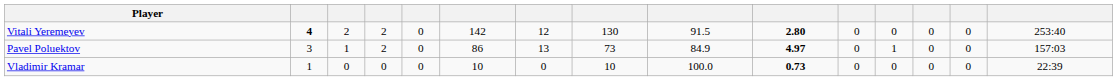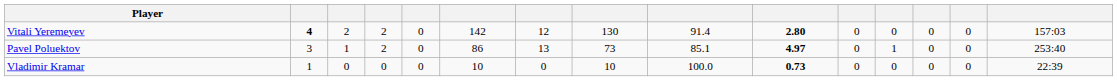(700, 31) 91.5 -> (700, 31) 91.4
(1050, 31) 253:40 -> (1050, 31) 157:03
(700, 48) 84.9 -> (700, 48) 85.1
(1050, 48) 157:03 -> (1050, 48) 253:40
